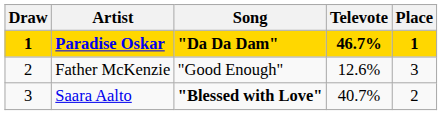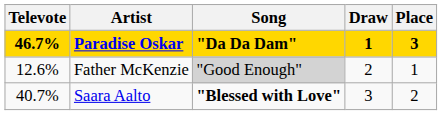columns swapped: (28, 17) <-> (359, 17)
(414, 43) 1 -> (414, 43) 3
(231, 69) no background -> (249, 69) lightgrey background
(414, 69) 3 -> (414, 69) 1
